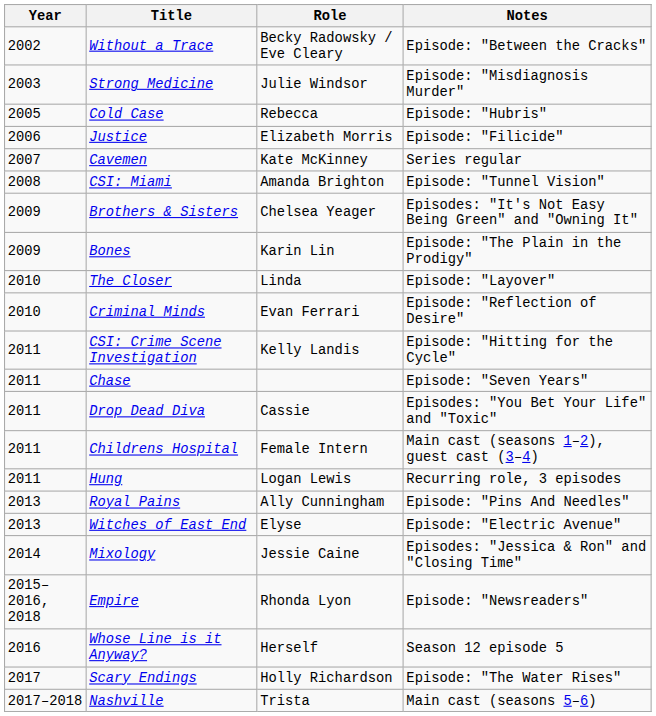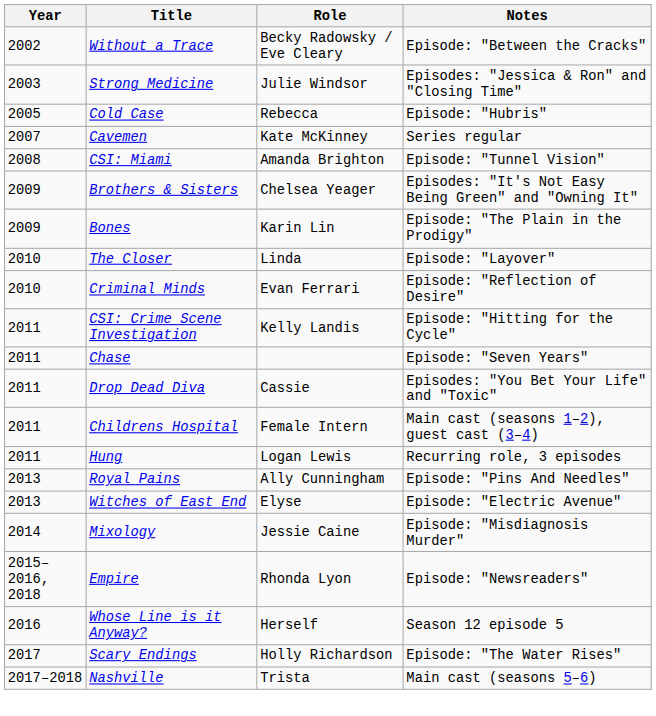(497, 85) Episode: "Misdiagnosis Murder" -> (526, 85) Episodes: "Jessica & Ron" and "Closing Time"
- row: (118, 137)
(526, 555) Episodes: "Jessica & Ron" and "Closing Time" -> (497, 533) Episode: "Misdiagnosis Murder"
